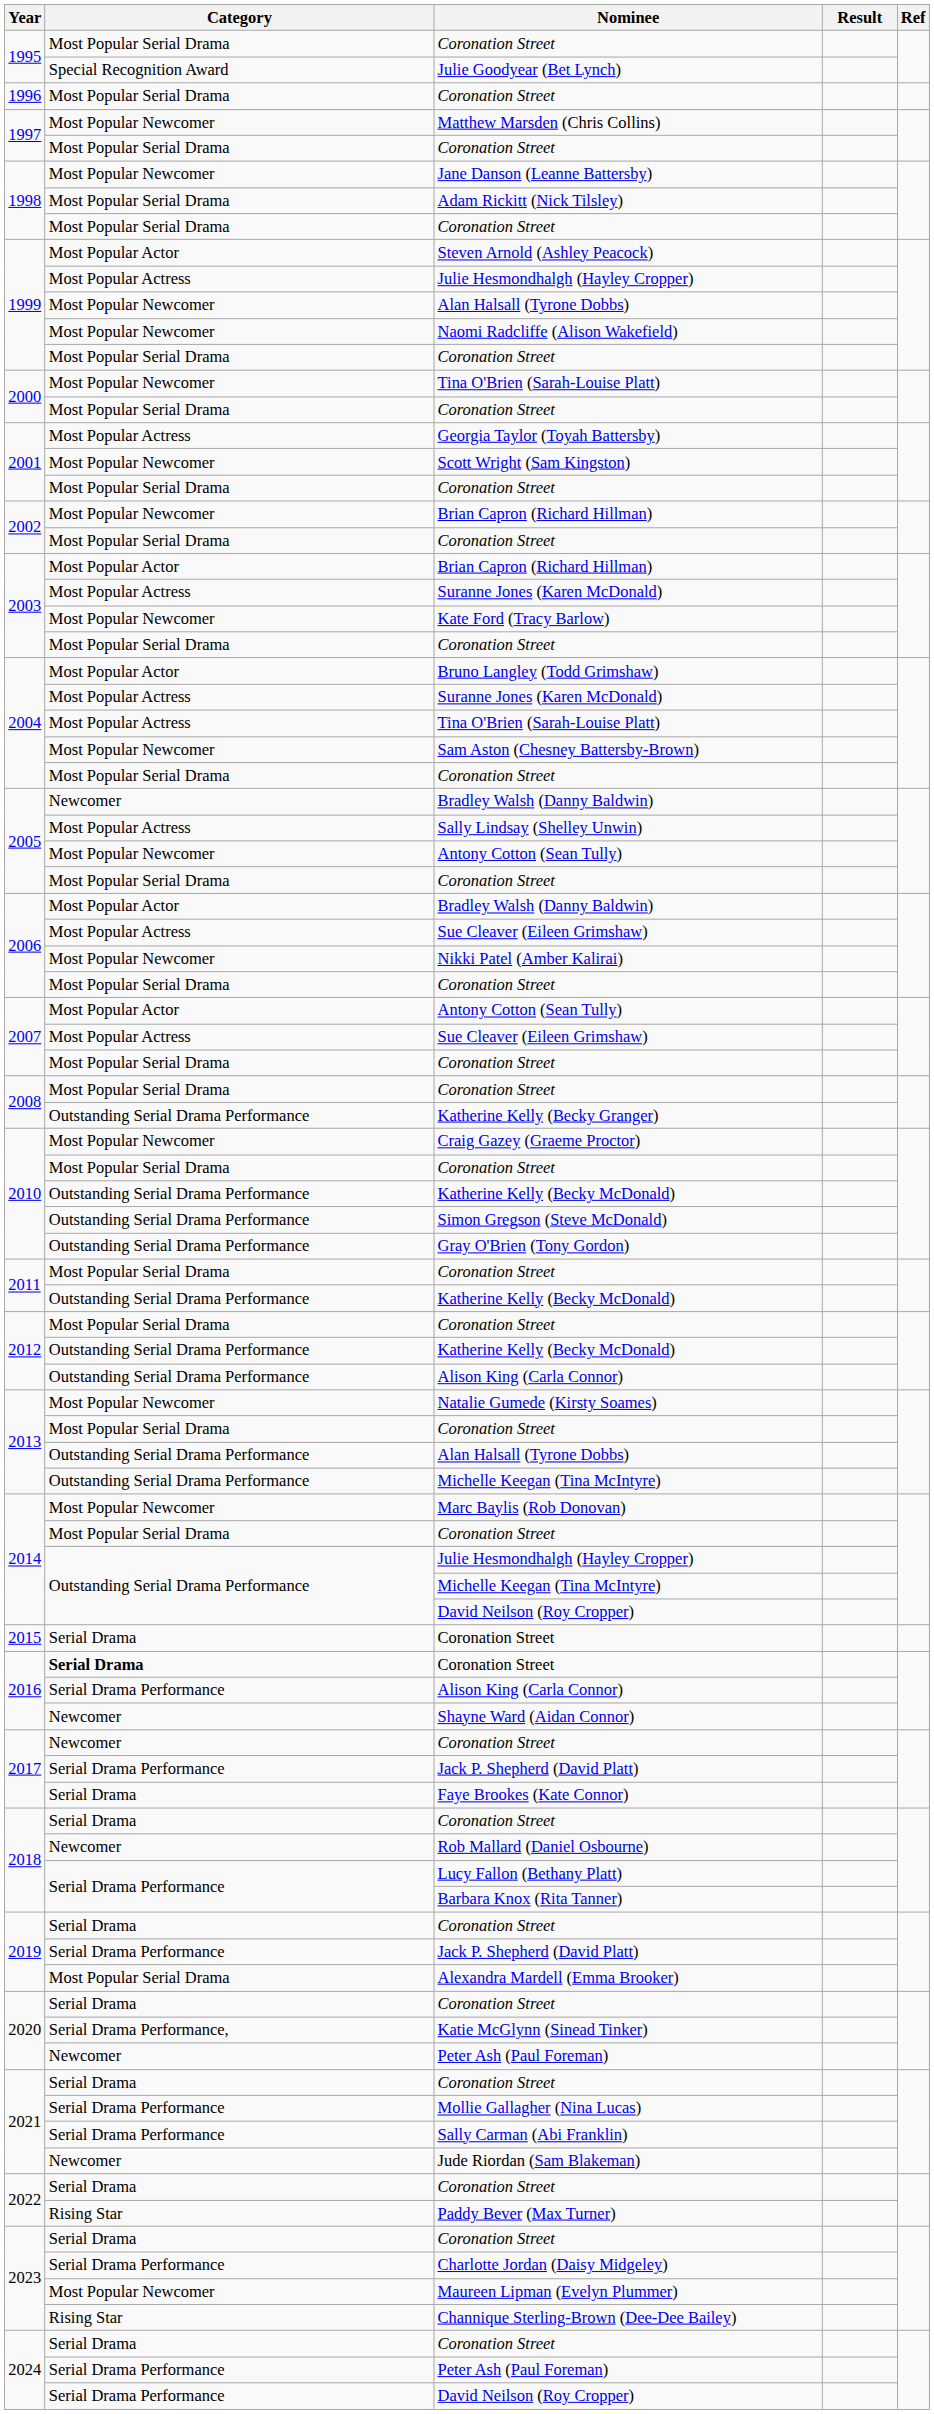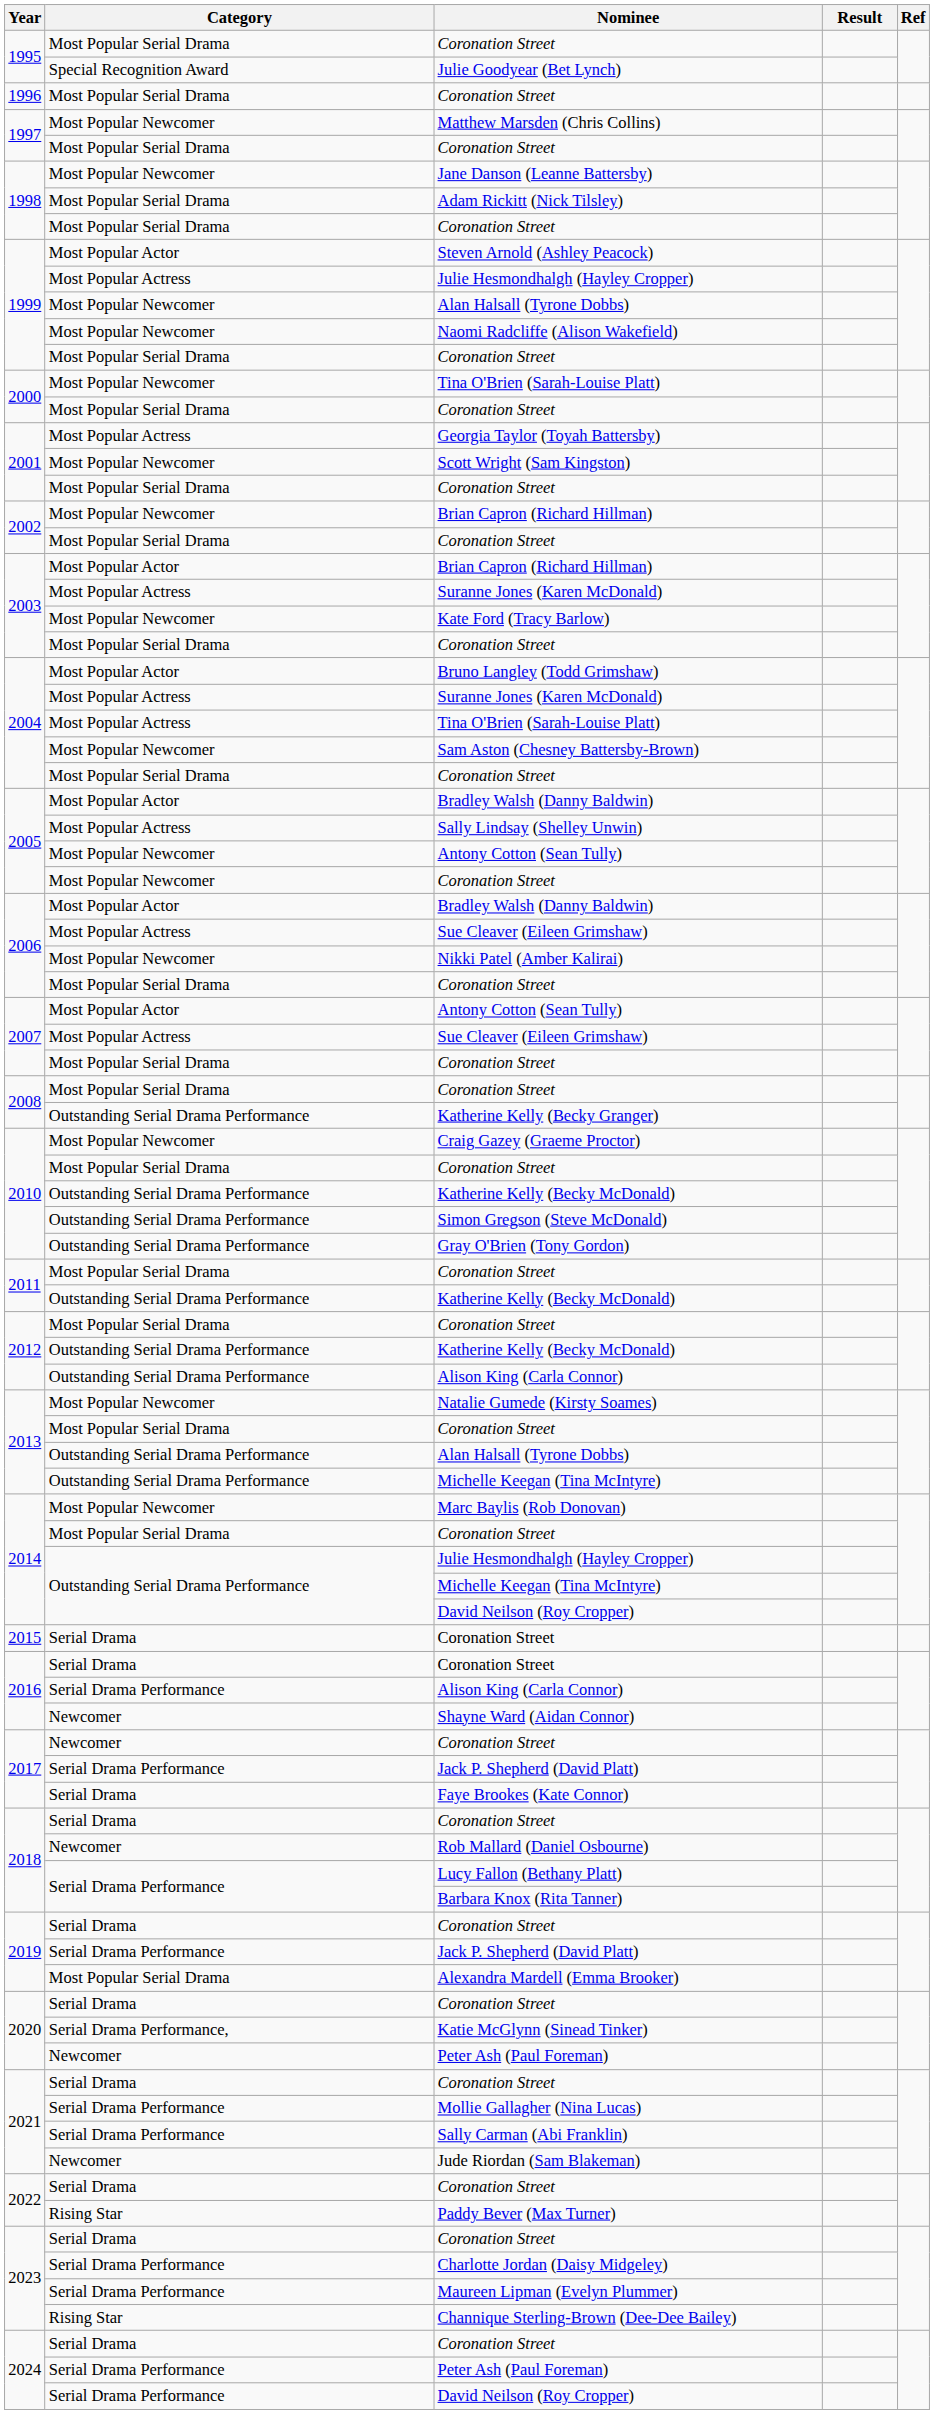(85, 801) Newcomer -> (114, 801) Most Popular Actor
(139, 880) Most Popular Serial Drama -> (132, 880) Most Popular Newcomer
(96, 1664) bold -> (93, 1664) normal
(132, 2291) Most Popular Newcomer -> (137, 2291) Serial Drama Performance
